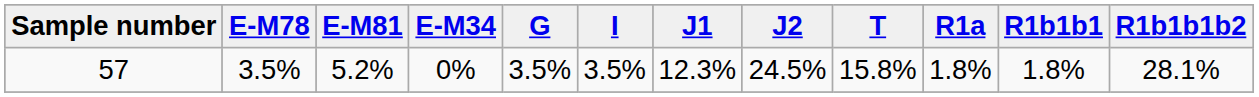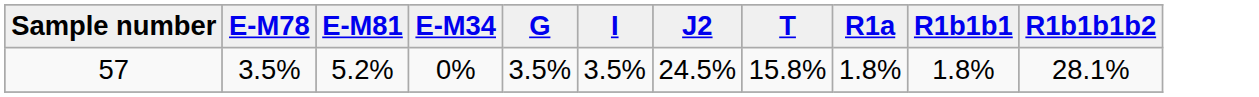- column: (697, 26)
